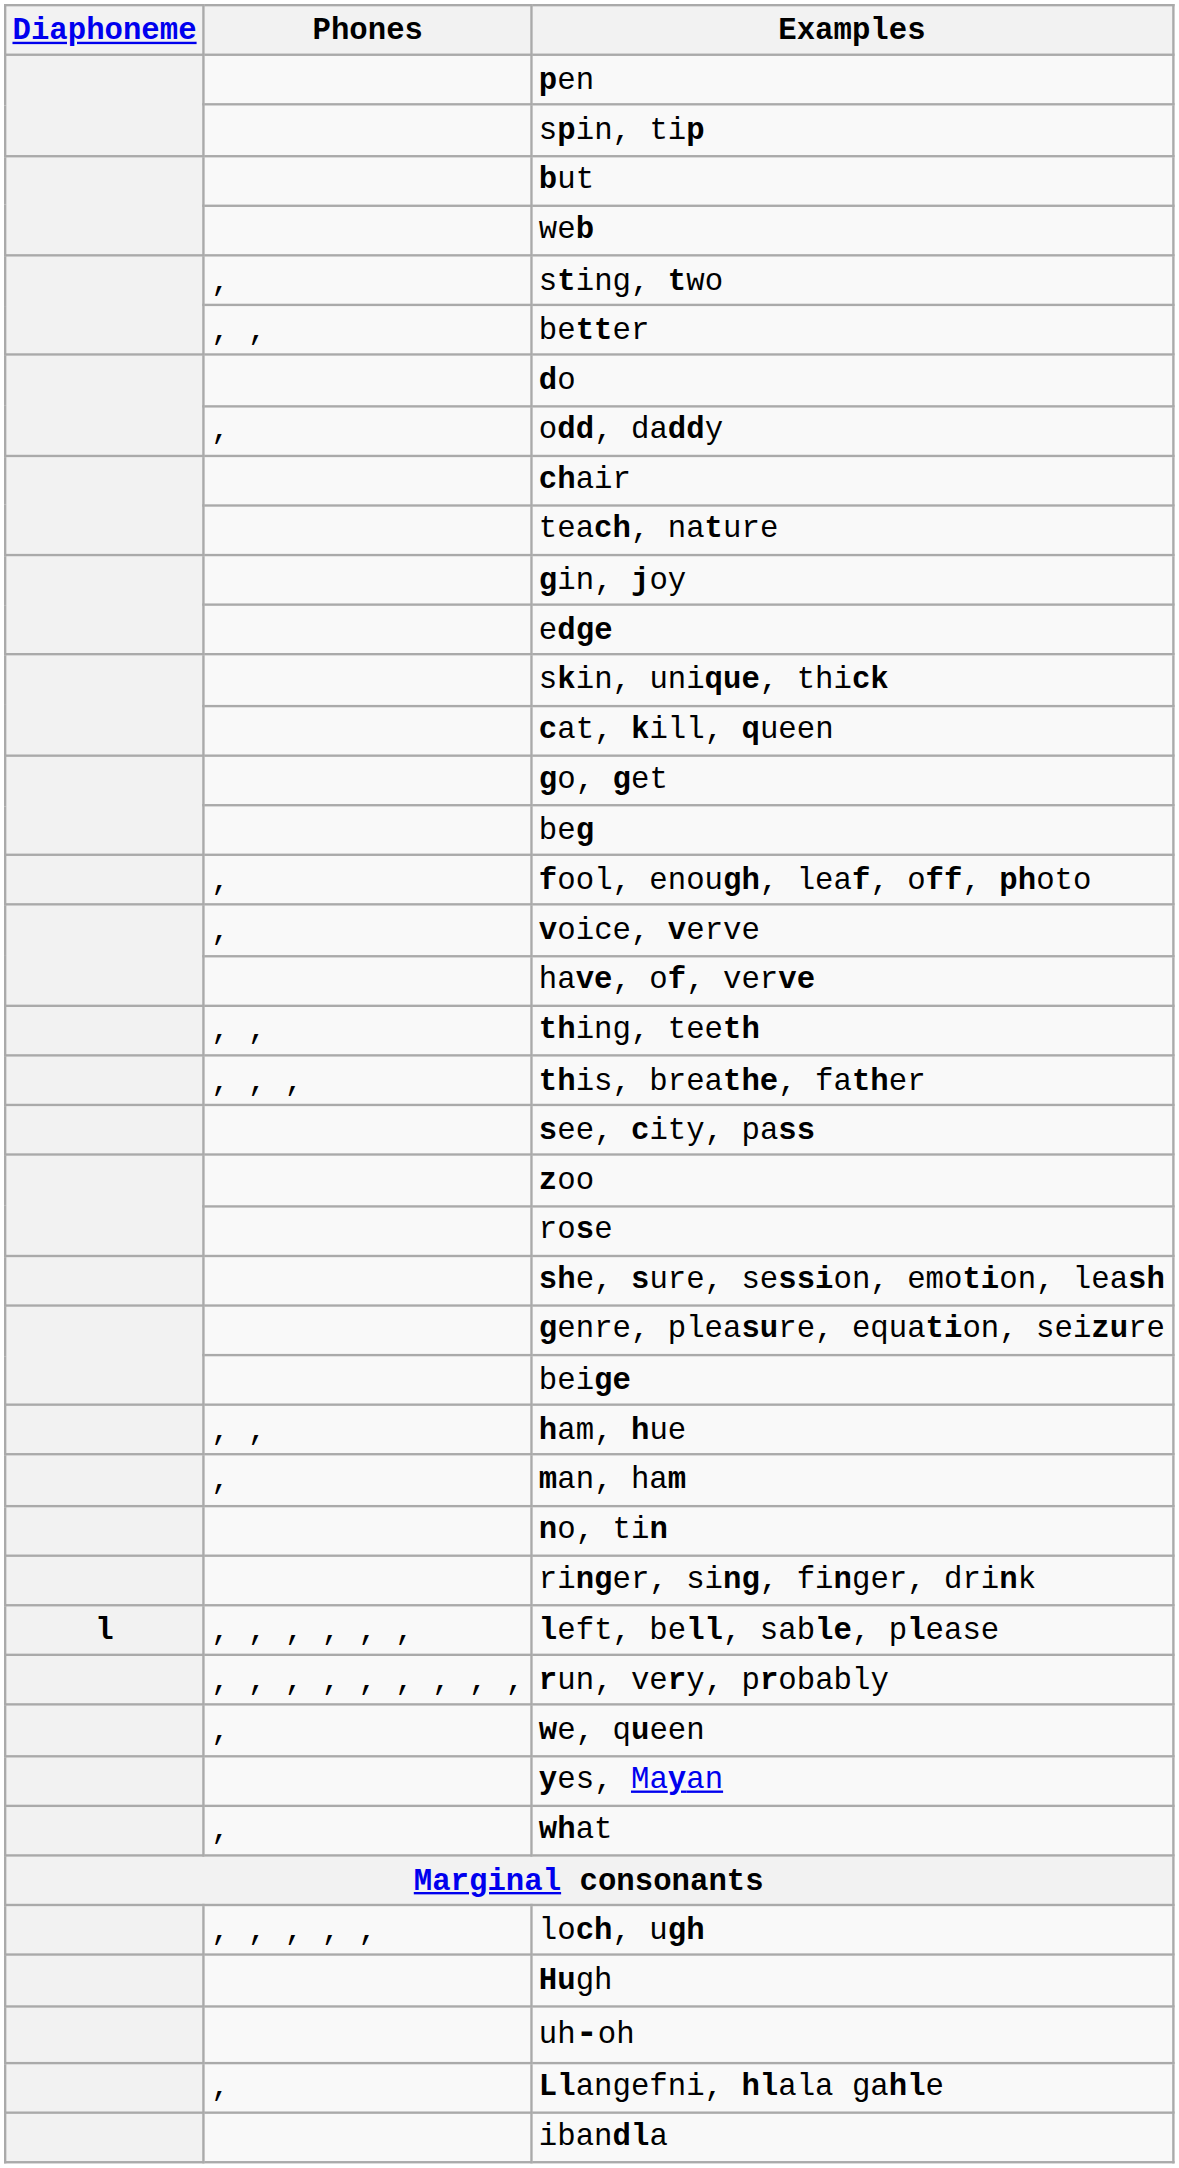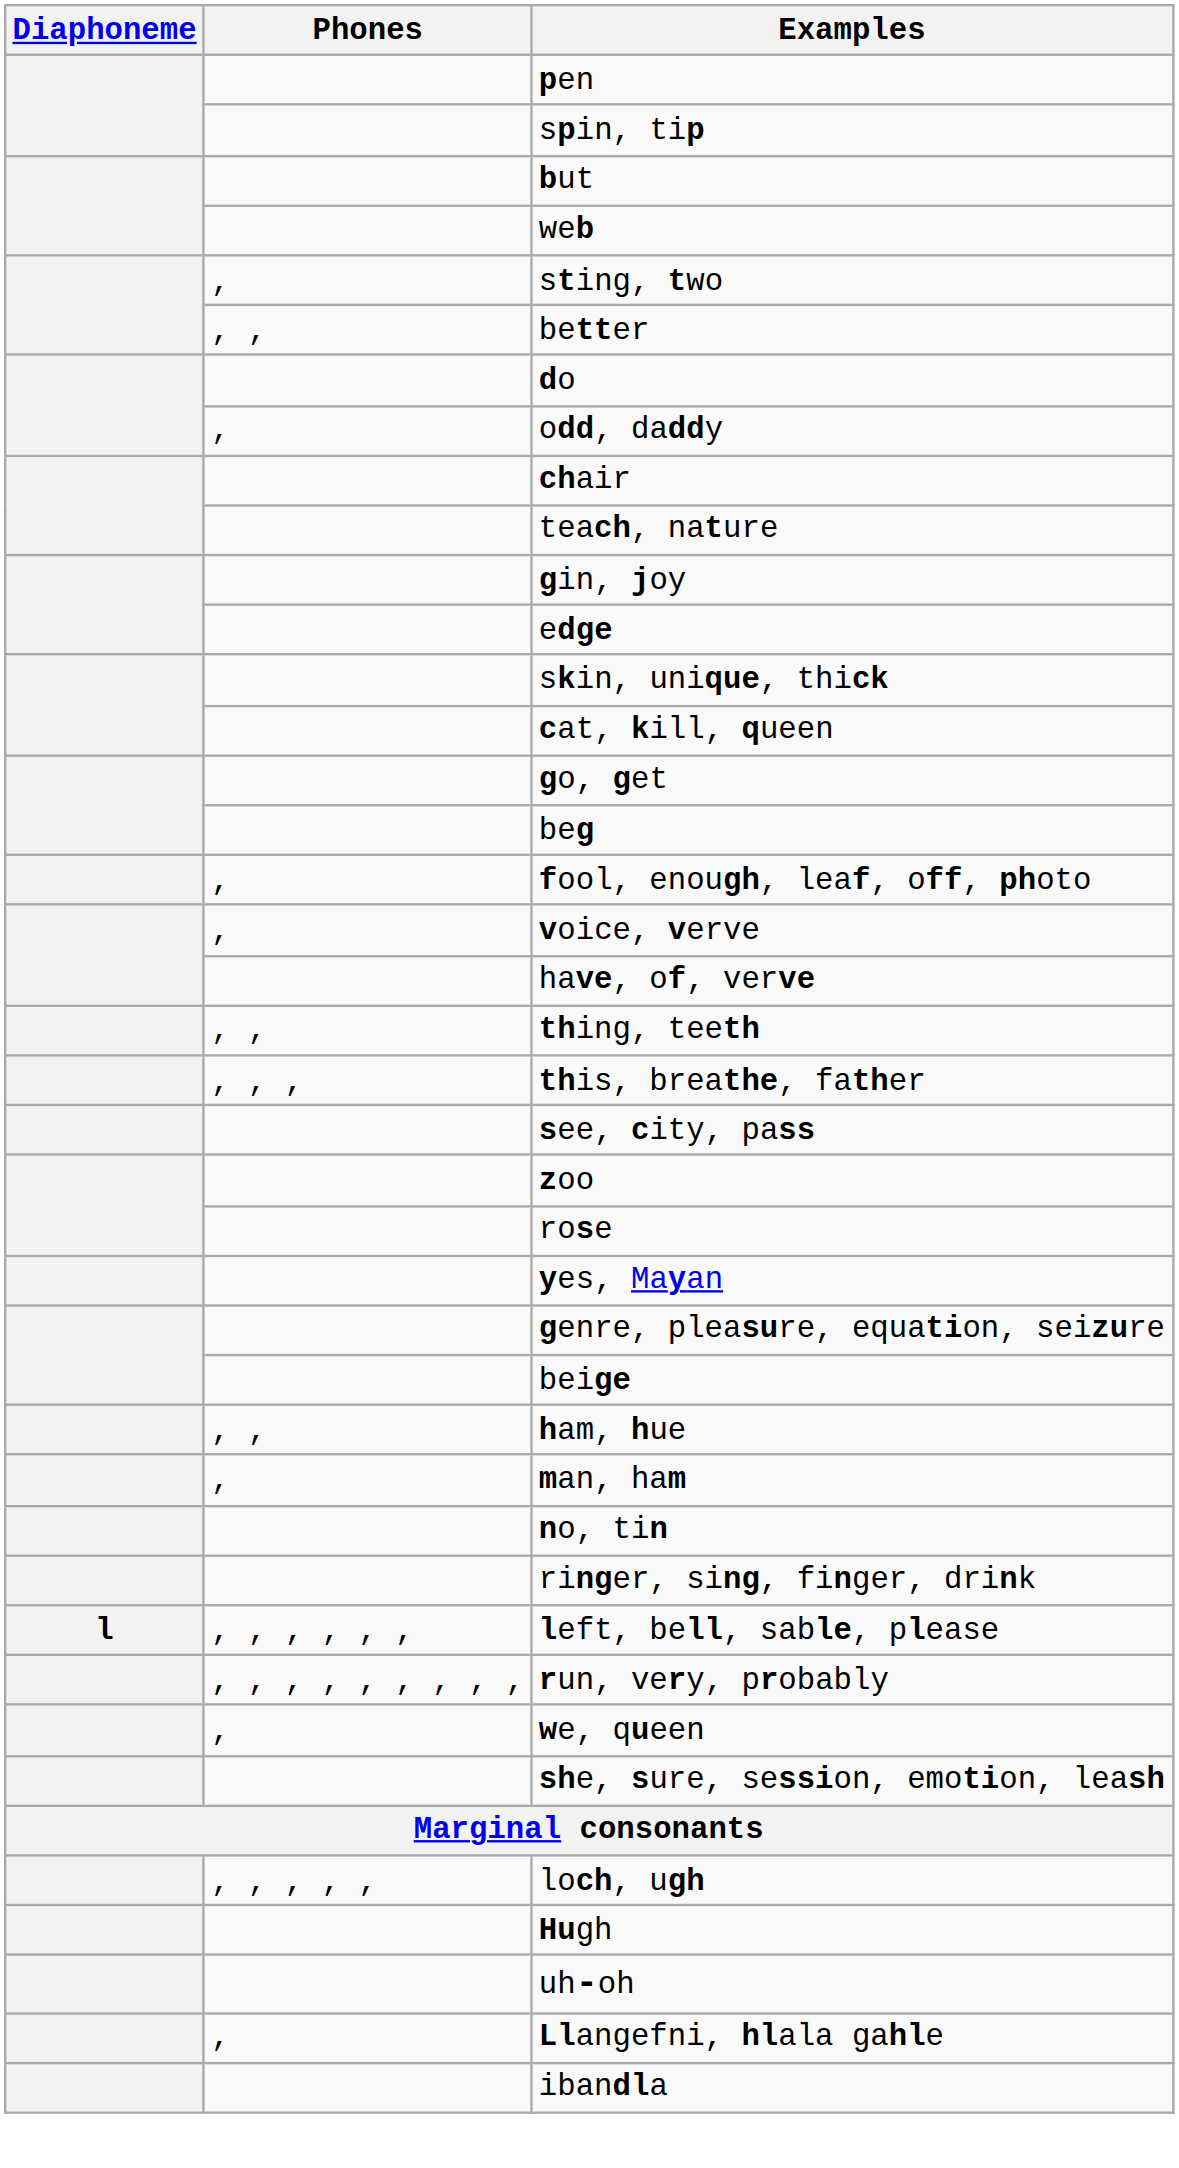rows swapped: (852, 1280) <-> (631, 1780)
- row: (576, 1830)
